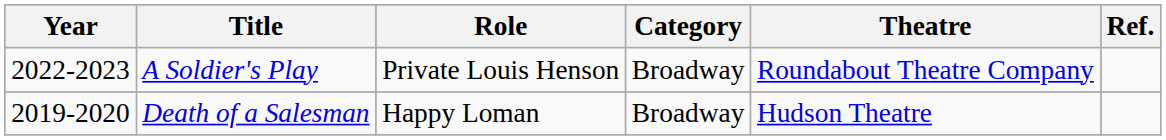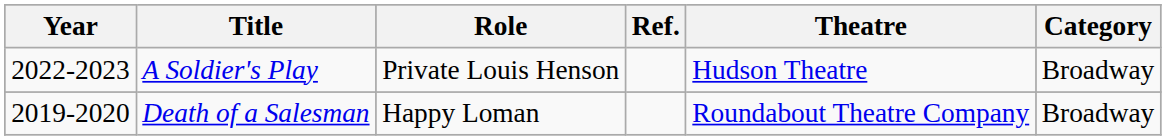columns swapped: (688, 26) <-> (1130, 26)
(925, 69) Roundabout Theatre Company -> (780, 69) Hudson Theatre
(844, 112) Hudson Theatre -> (861, 112) Roundabout Theatre Company
